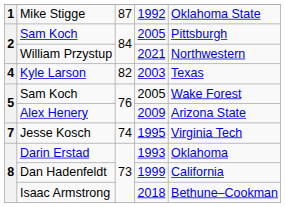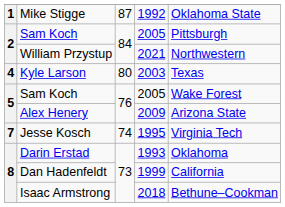(125, 73) 82 -> (125, 73) 80
